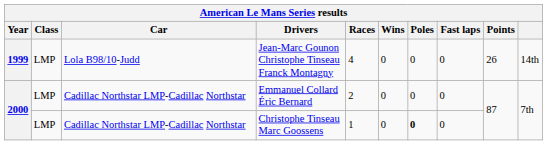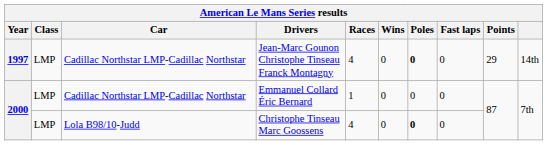(18, 59) 1999 -> (18, 59) 1997
(102, 59) Lola B98/10-Judd -> (155, 59) Cadillac Northstar LMP-Cadillac Northstar
(413, 59) normal -> (413, 59) bold
(491, 59) 26 -> (491, 59) 29
(351, 95) 2 -> (351, 95) 1
(155, 124) Cadillac Northstar LMP-Cadillac Northstar -> (102, 124) Lola B98/10-Judd
(351, 124) 1 -> (351, 124) 4
